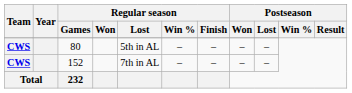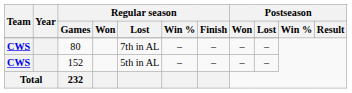(140, 46) 5th in AL -> (140, 46) 7th in AL
(140, 63) 7th in AL -> (140, 63) 5th in AL
